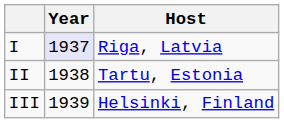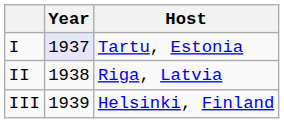(160, 47) Riga, Latvia -> (171, 47) Tartu, Estonia
(171, 75) Tartu, Estonia -> (160, 75) Riga, Latvia
